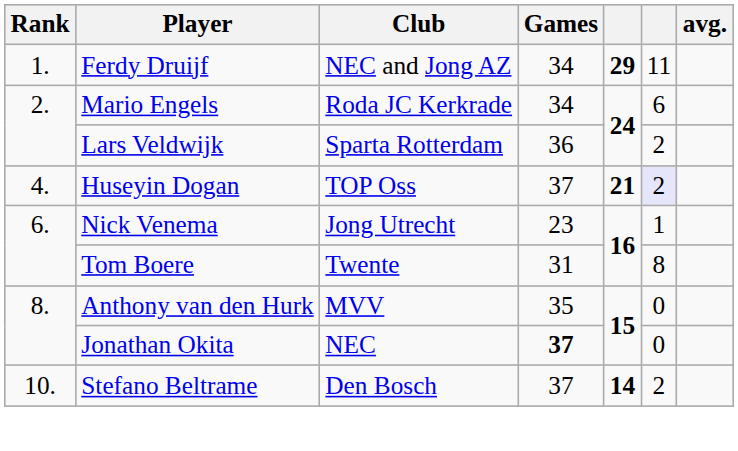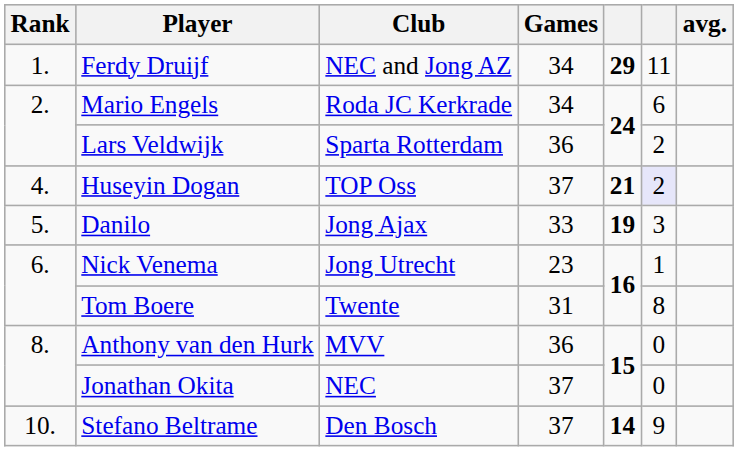+ row: (116, 225)
(561, 305) 35 -> (561, 345) 36
(561, 345) bold -> (561, 385) normal
(659, 385) 2 -> (659, 425) 9
